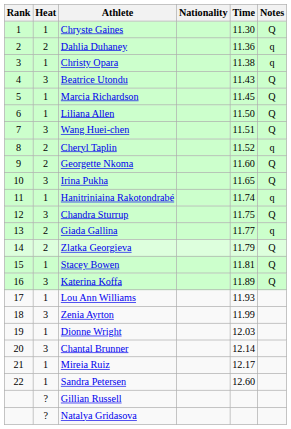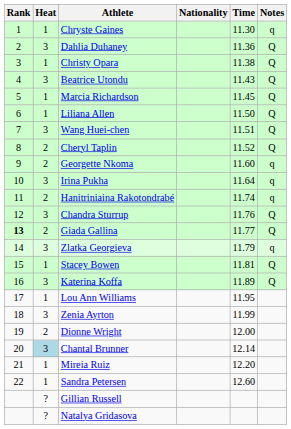(272, 29) Q -> (272, 29) q
(46, 46) 2 -> (46, 46) 3
(272, 46) q -> (272, 46) Q
(272, 63) q -> (272, 63) Q
(272, 147) q -> (272, 147) Q
(272, 164) Q -> (272, 164) q
(244, 181) 11.65 -> (244, 181) 11.64
(272, 181) Q -> (272, 181) q
(46, 197) 1 -> (46, 197) 2
(244, 214) 11.75 -> (244, 214) 11.76
(19, 231) normal -> (19, 231) bold
(272, 231) q -> (272, 231) Q
(46, 248) 2 -> (46, 248) 3
(272, 248) Q -> (272, 248) q
(244, 298) 11.93 -> (244, 298) 11.95
(46, 332) 1 -> (46, 332) 2
(244, 332) 12.03 -> (244, 332) 12.00
(46, 348) no background -> (46, 348) lightblue background
(244, 365) 12.17 -> (244, 365) 12.20
